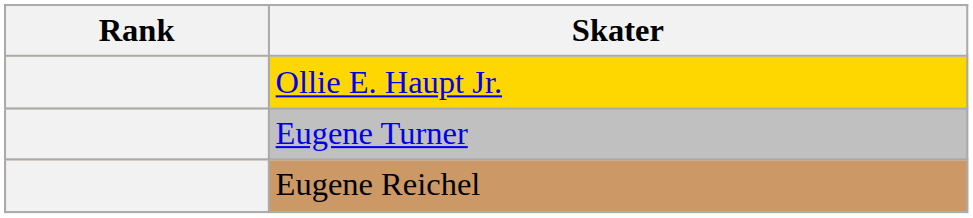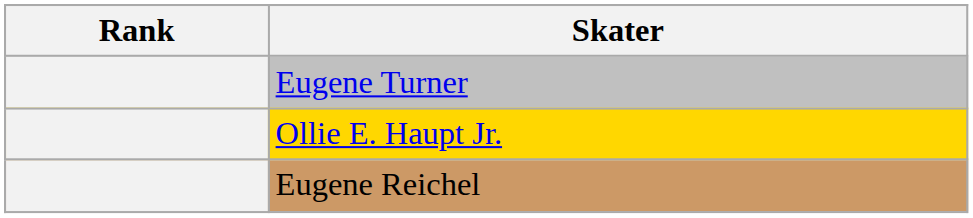rows swapped: (389, 81) <-> (372, 133)
